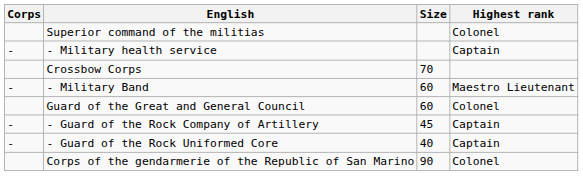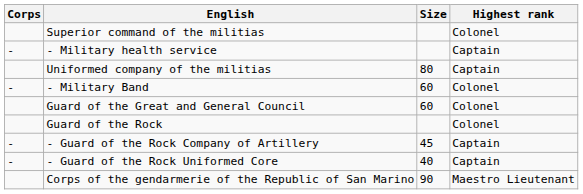- row: (94, 69)
+ row: (159, 69)
(514, 87) Maestro Lieutenant -> (476, 87) Colonel
+ row: (104, 124)
(476, 161) Colonel -> (514, 180) Maestro Lieutenant
